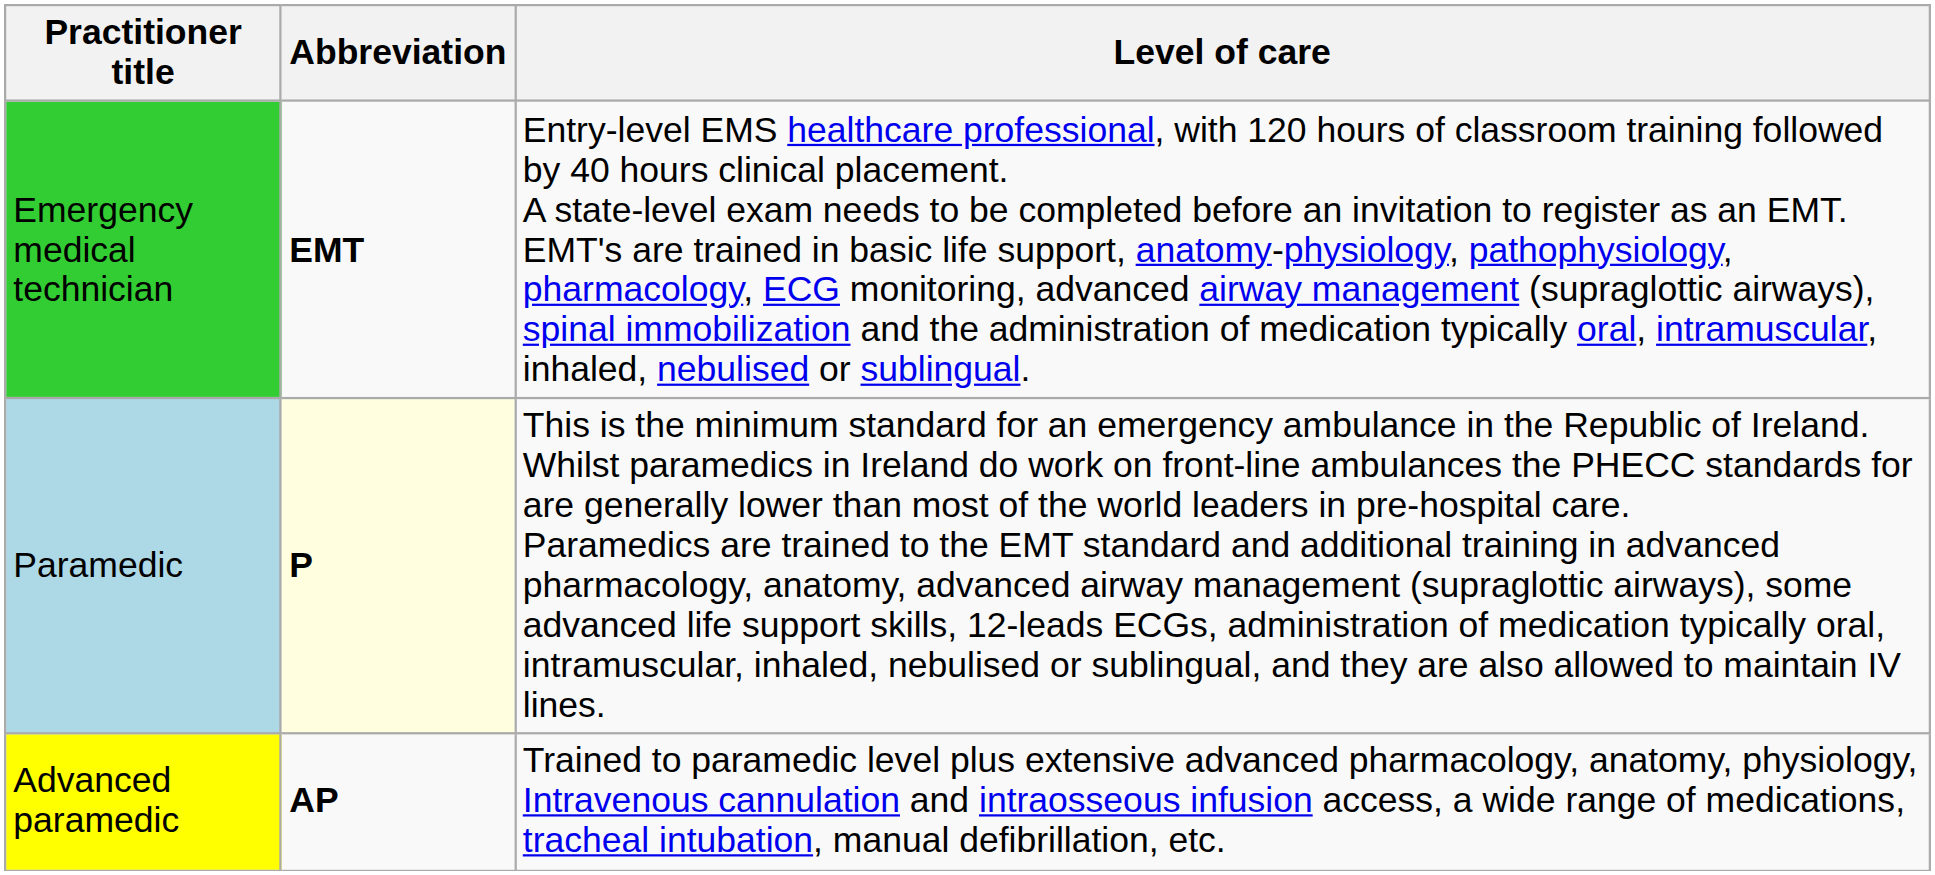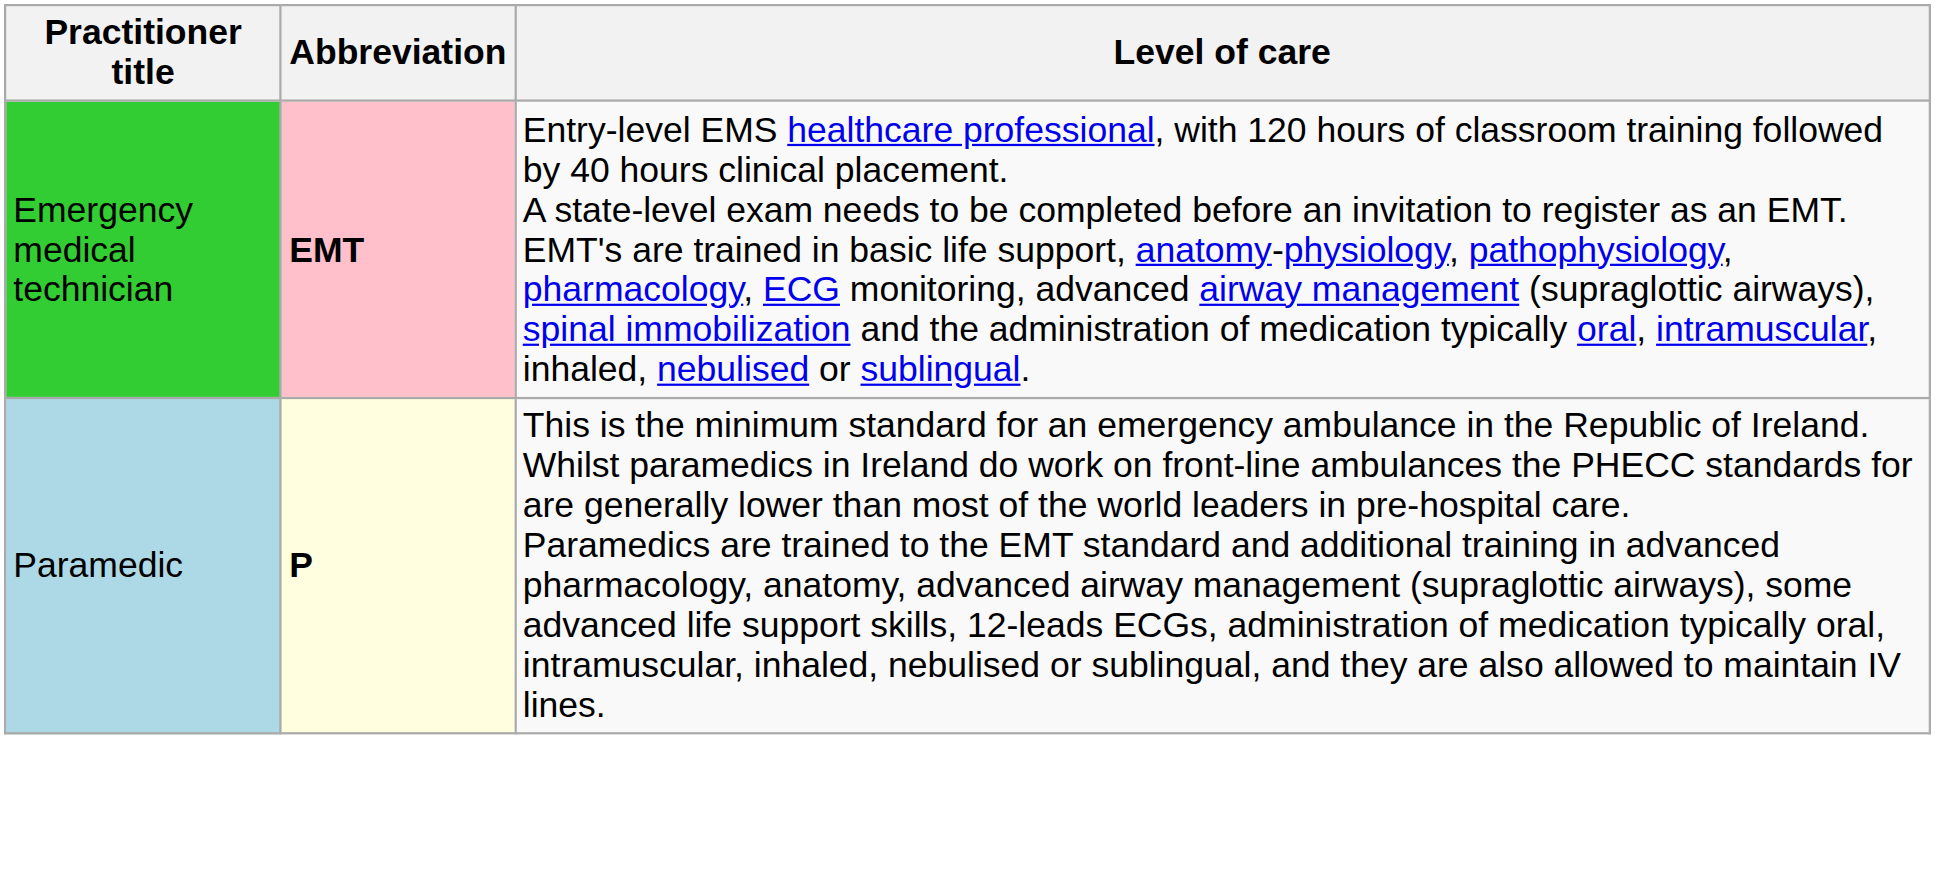(327, 248) no background -> (327, 248) pink background
- row: (96, 801)
